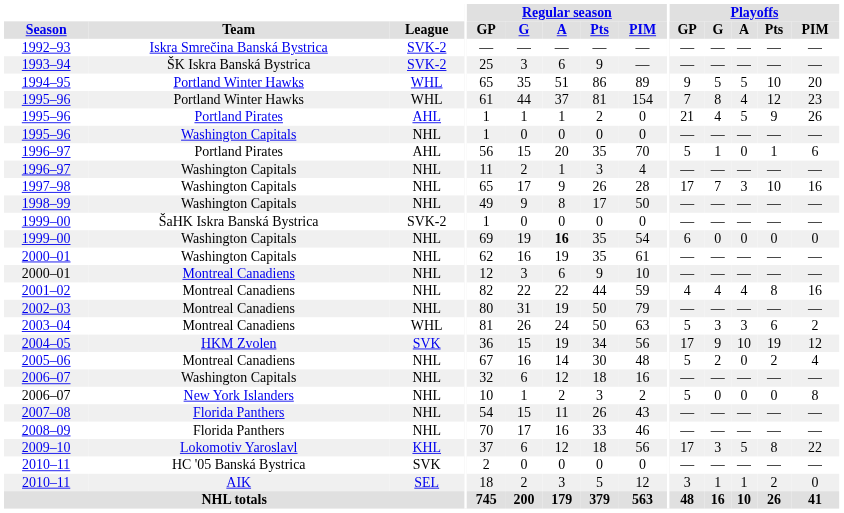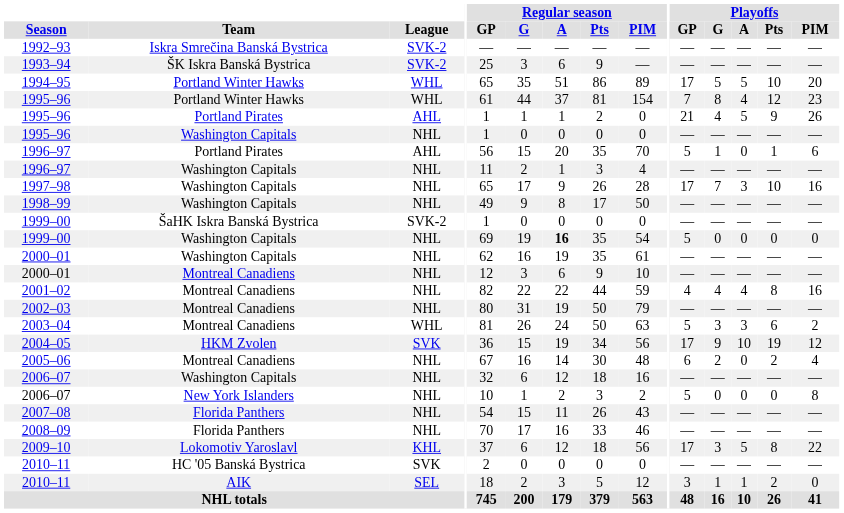(687, 82) 9 -> (687, 82) 17
(687, 238) 6 -> (687, 238) 5
(687, 360) 5 -> (687, 360) 6
